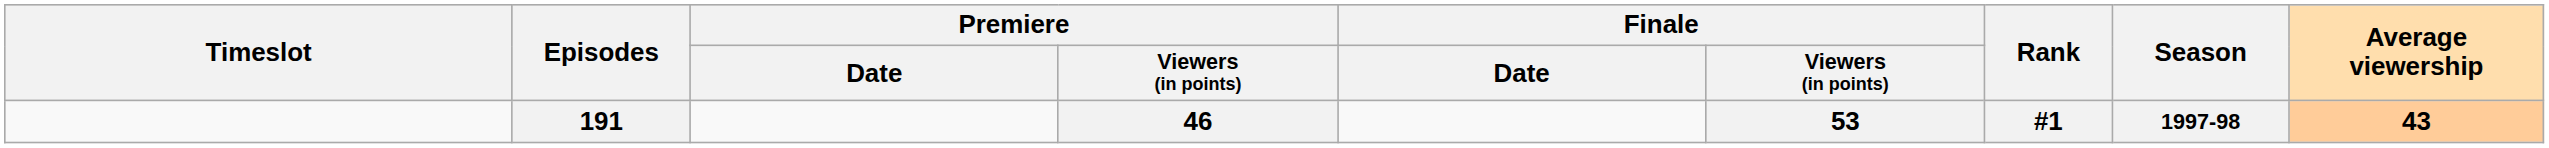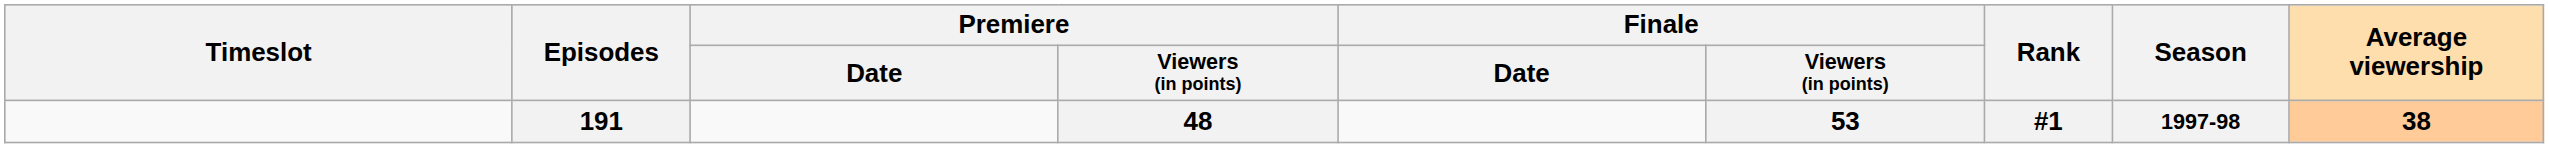(1198, 121) 46 -> (1198, 121) 48
(2416, 121) 43 -> (2416, 121) 38
